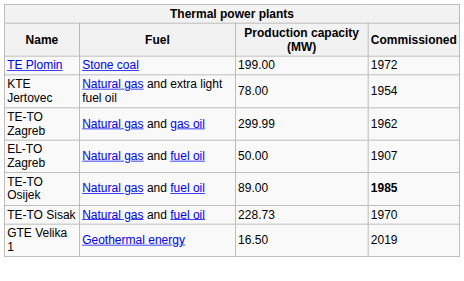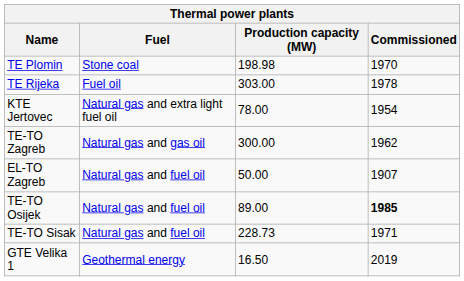(256, 65) 199.00 -> (256, 65) 198.98
(384, 65) 1972 -> (384, 65) 1970
+ row: (33, 84)
(256, 123) 299.99 -> (256, 142) 300.00
(384, 214) 1970 -> (384, 233) 1971
